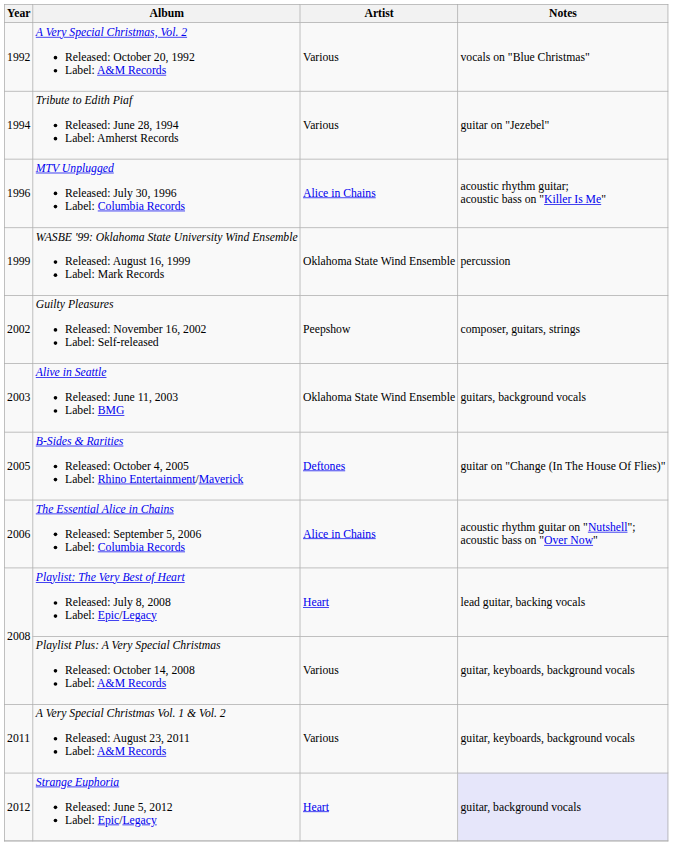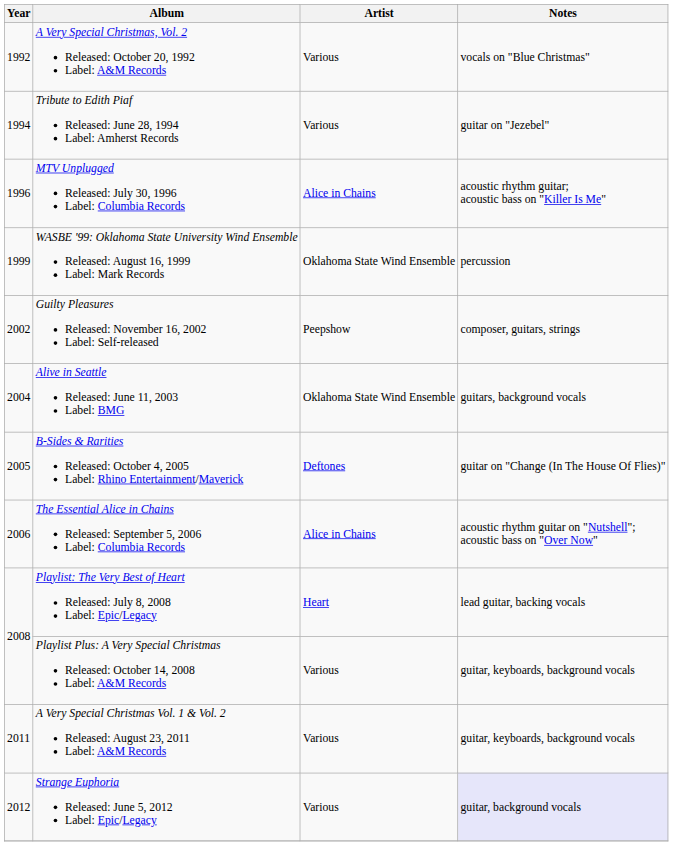(19, 397) 2003 -> (19, 397) 2004
(316, 806) Heart -> (321, 806) Various
